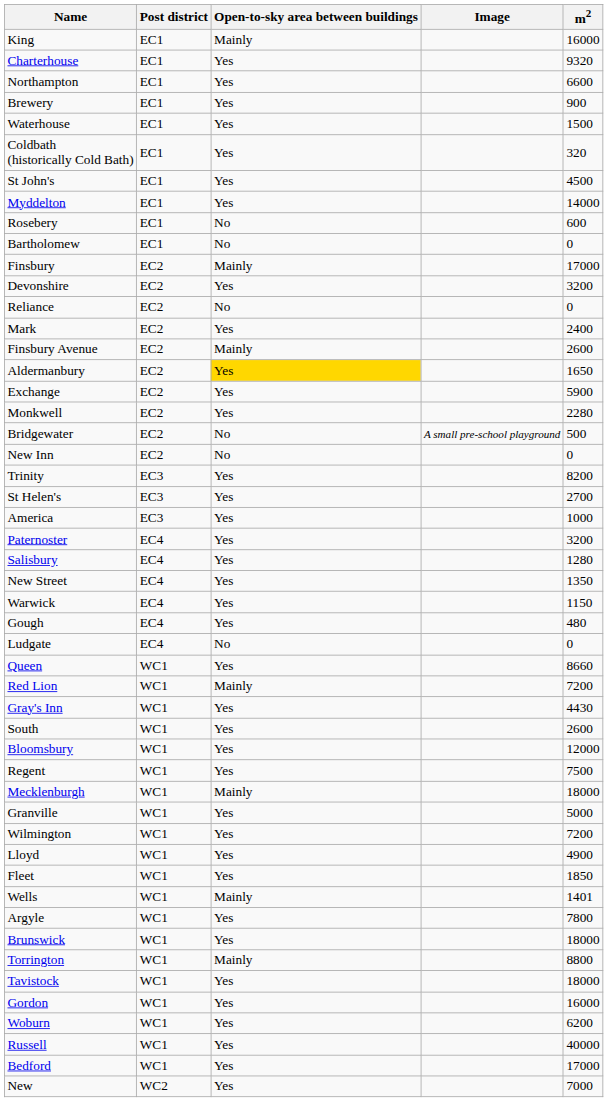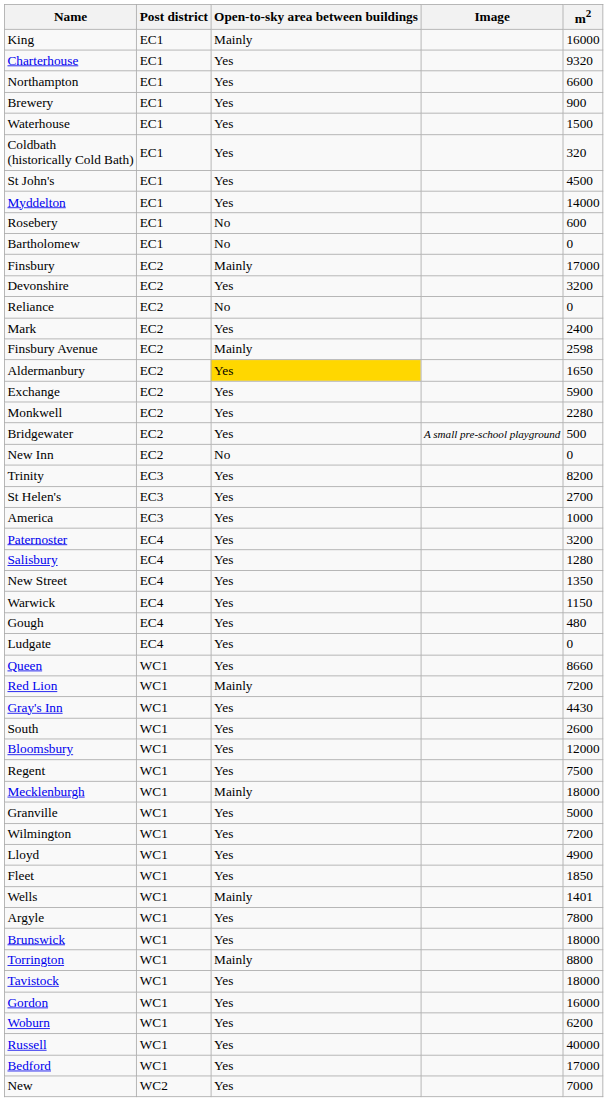(580, 349) 2600 -> (580, 349) 2598
(222, 433) No -> (224, 433) Yes
(222, 644) No -> (224, 644) Yes
